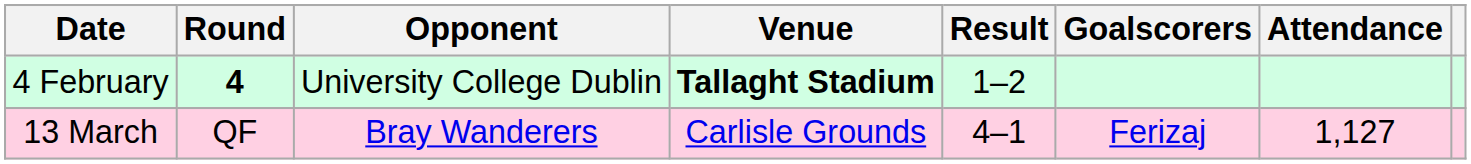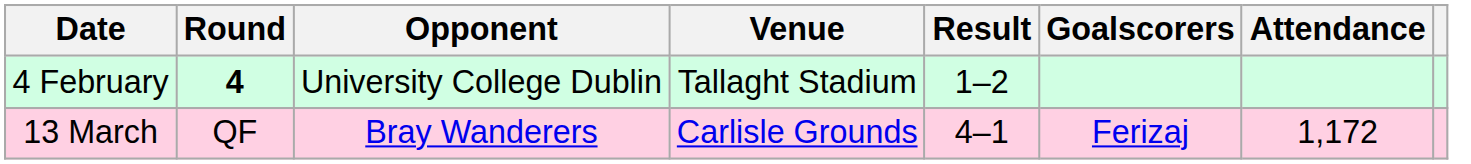(806, 81) bold -> (797, 81) normal
(1355, 132) 1,127 -> (1338, 132) 1,172
